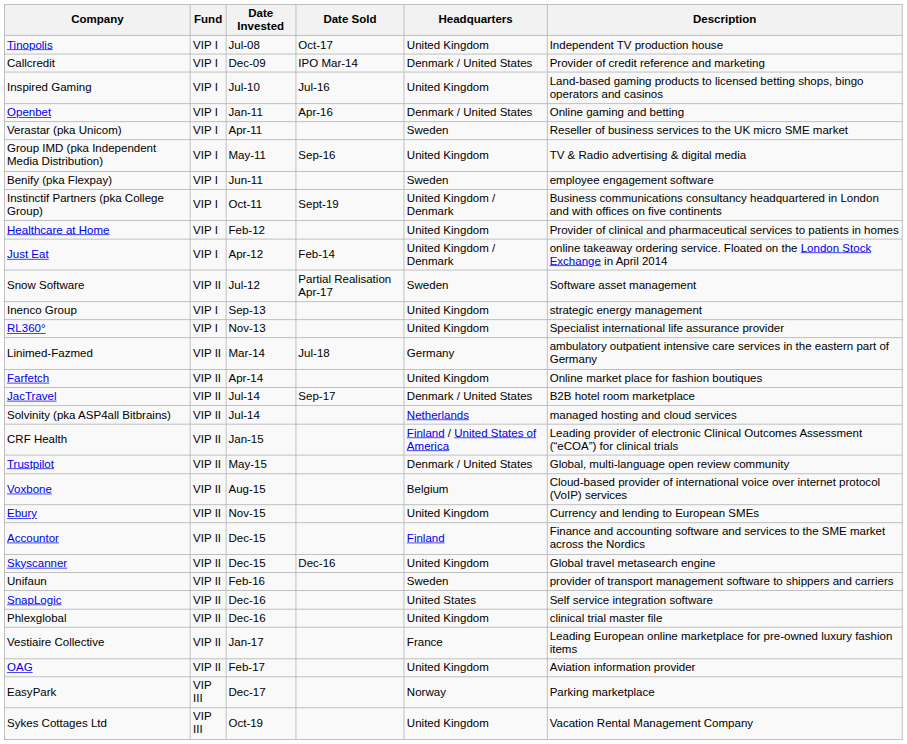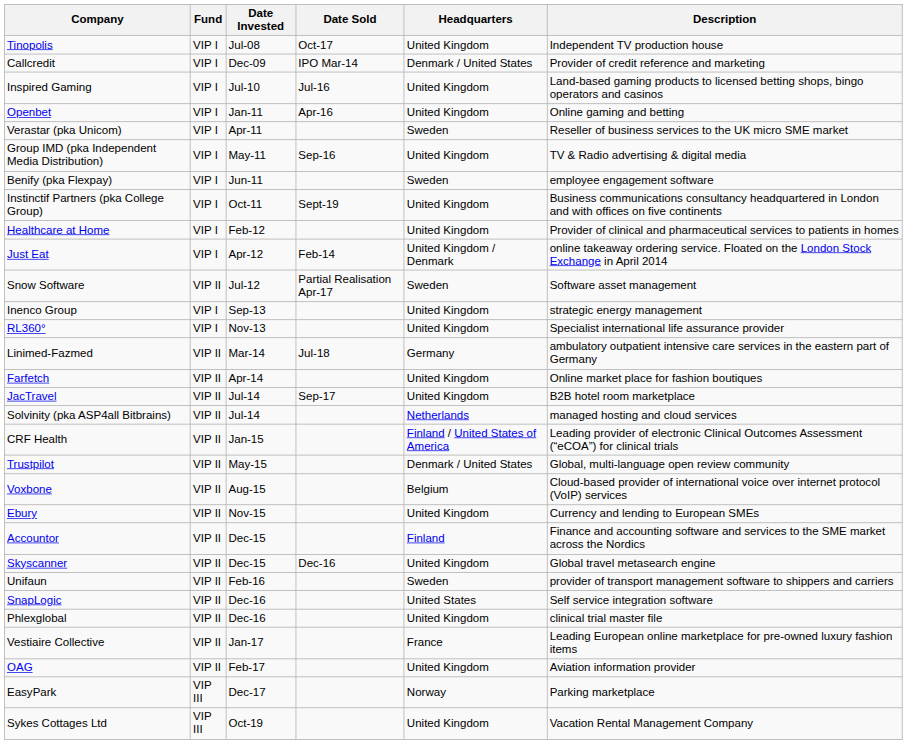(470, 112) Denmark / United States -> (448, 112) United Kingdom
(451, 205) United Kingdom / Denmark -> (448, 205) United Kingdom
(470, 396) Denmark / United States -> (448, 396) United Kingdom
